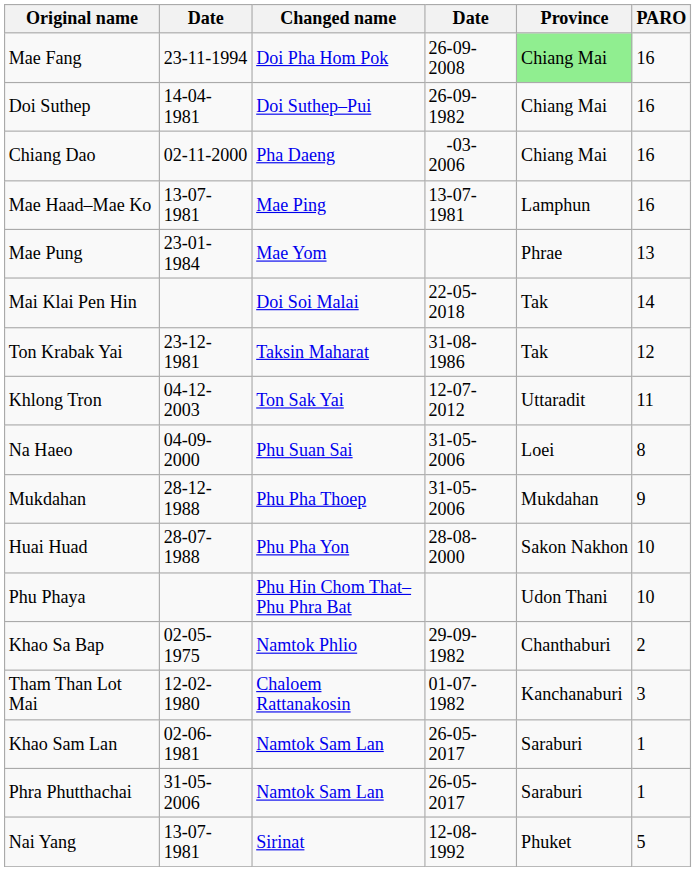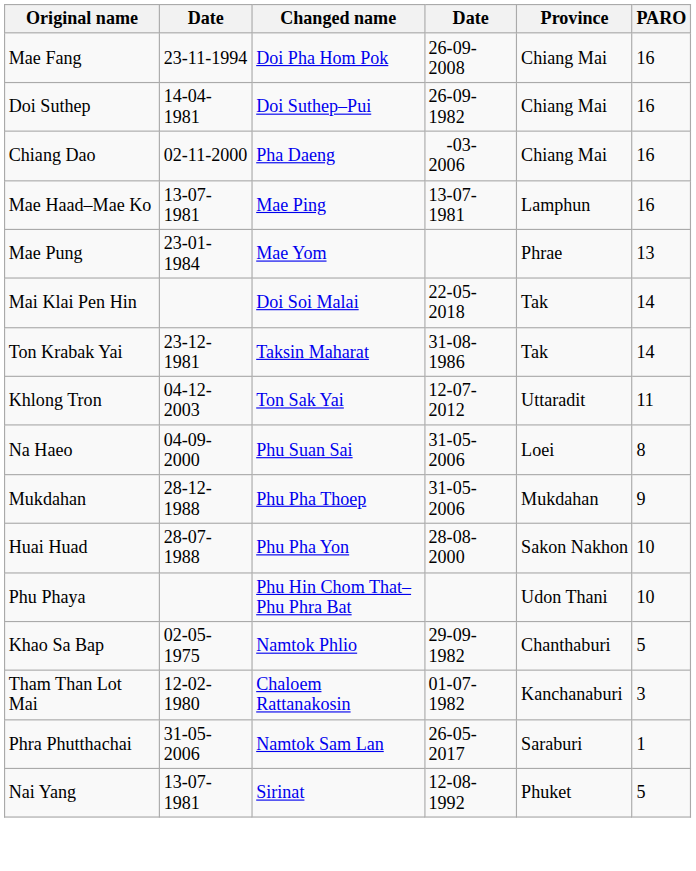(564, 57) lightgreen background -> (564, 57) no background
(645, 351) 12 -> (645, 351) 14
(641, 645) 2 -> (641, 645) 5
- row: (63, 743)
